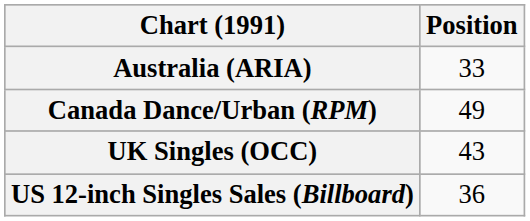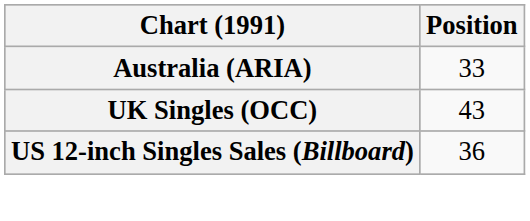- row: (212, 109)
